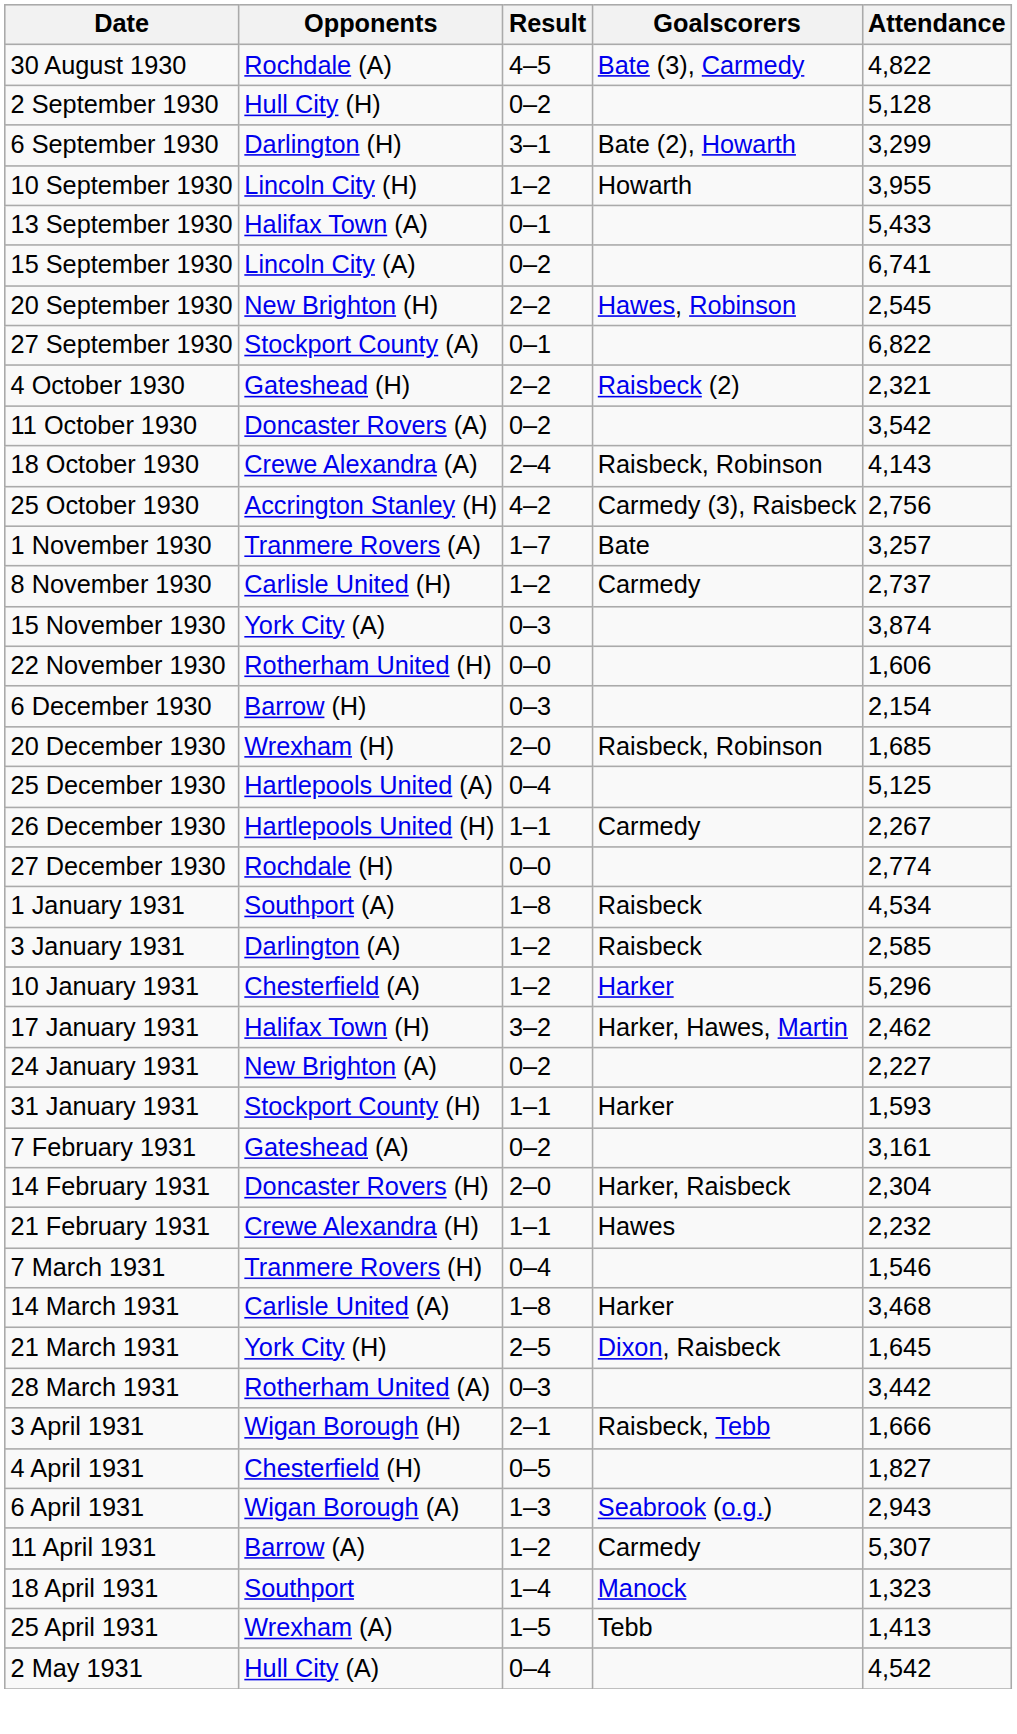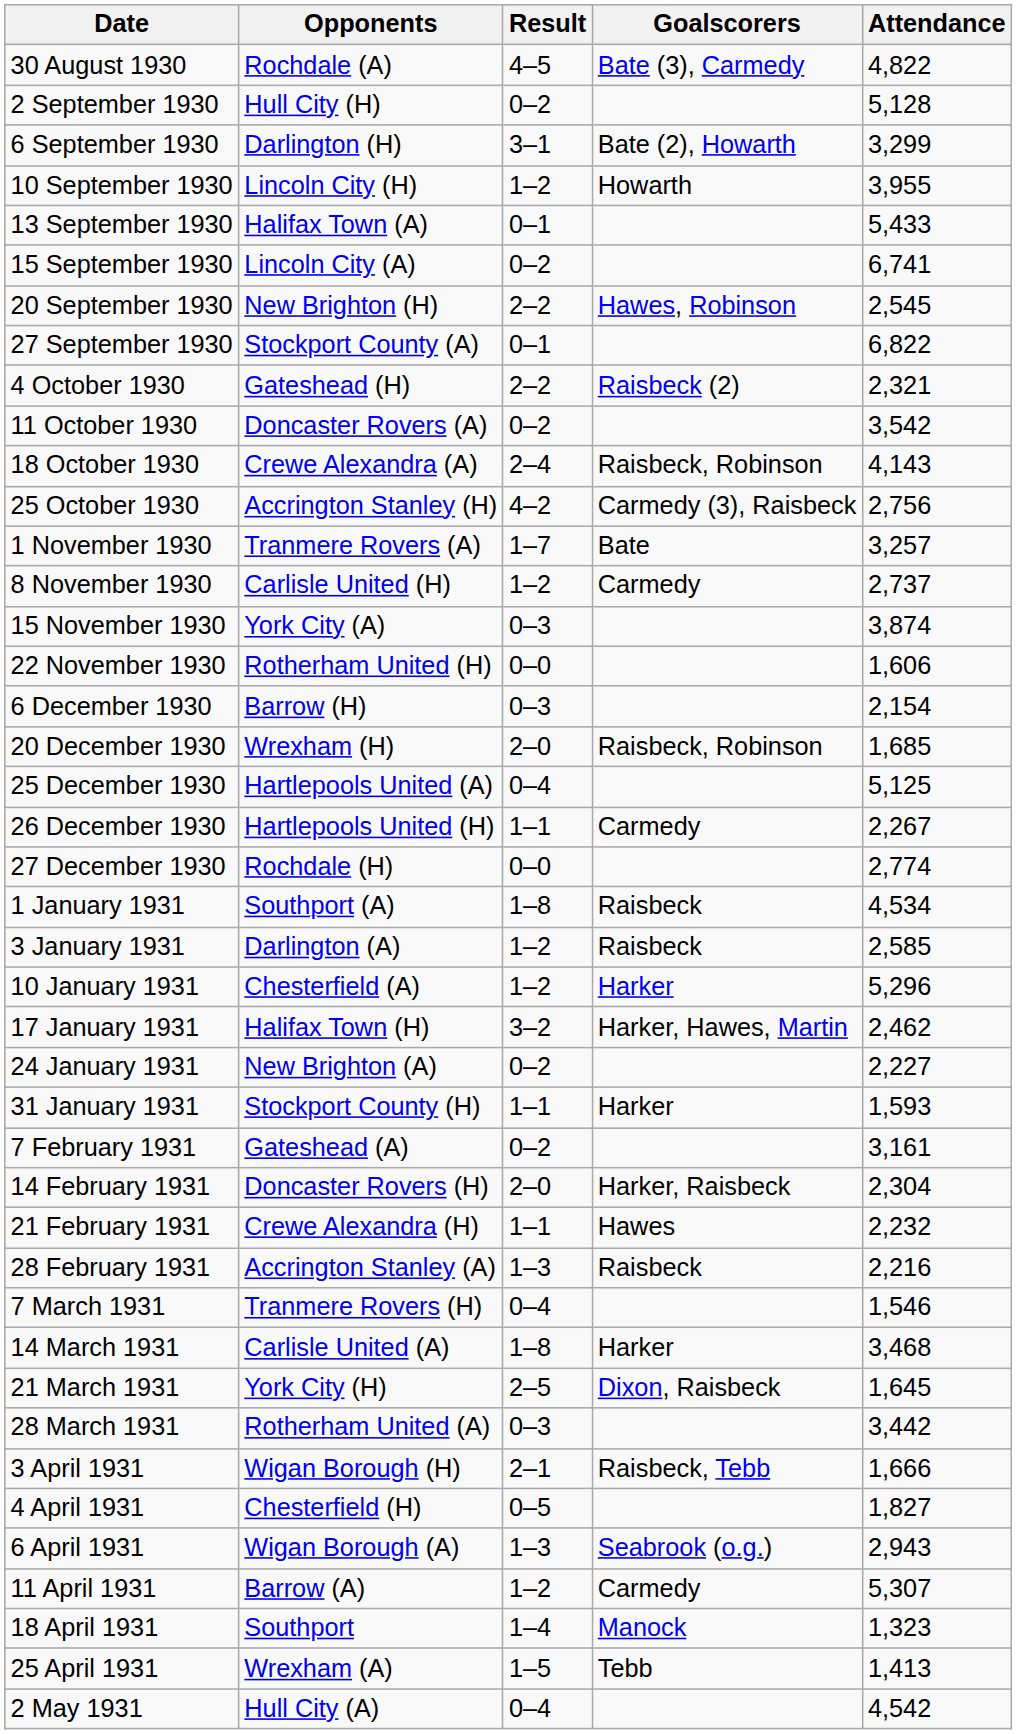+ row: (110, 1267)
